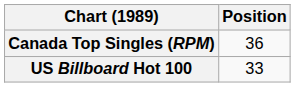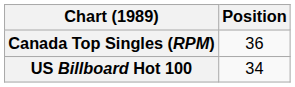(254, 69) 33 -> (254, 69) 34
